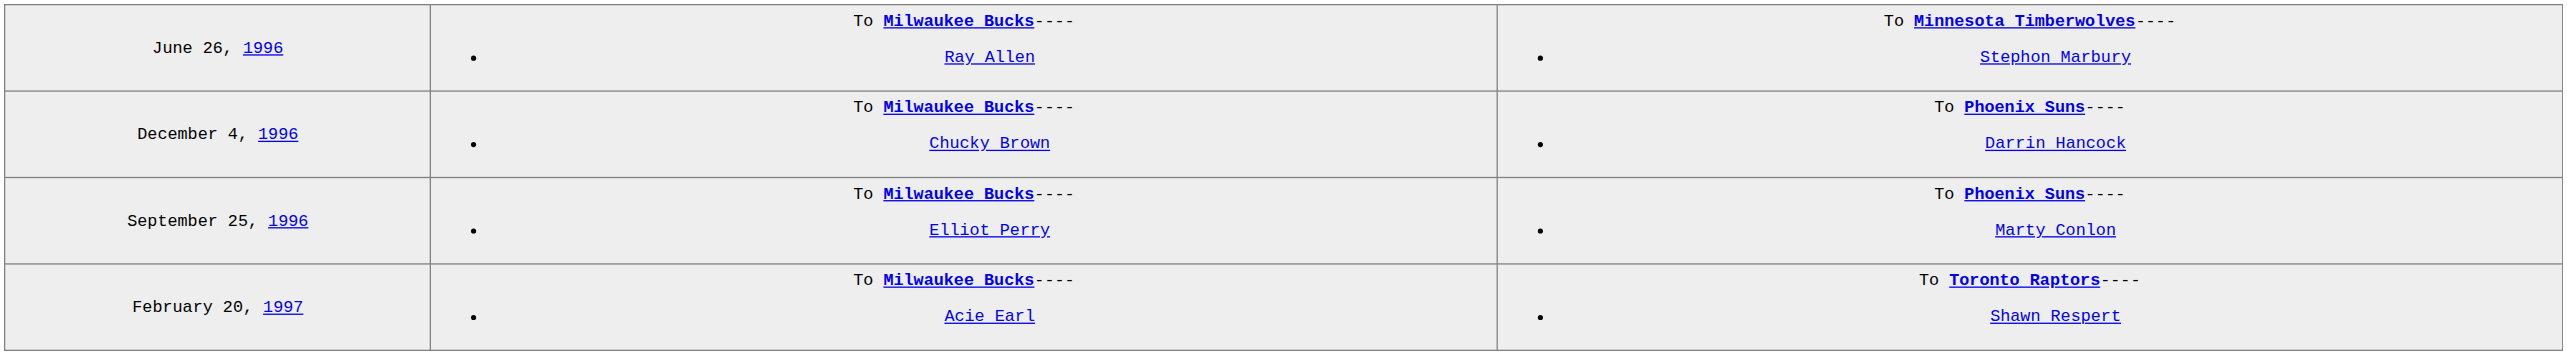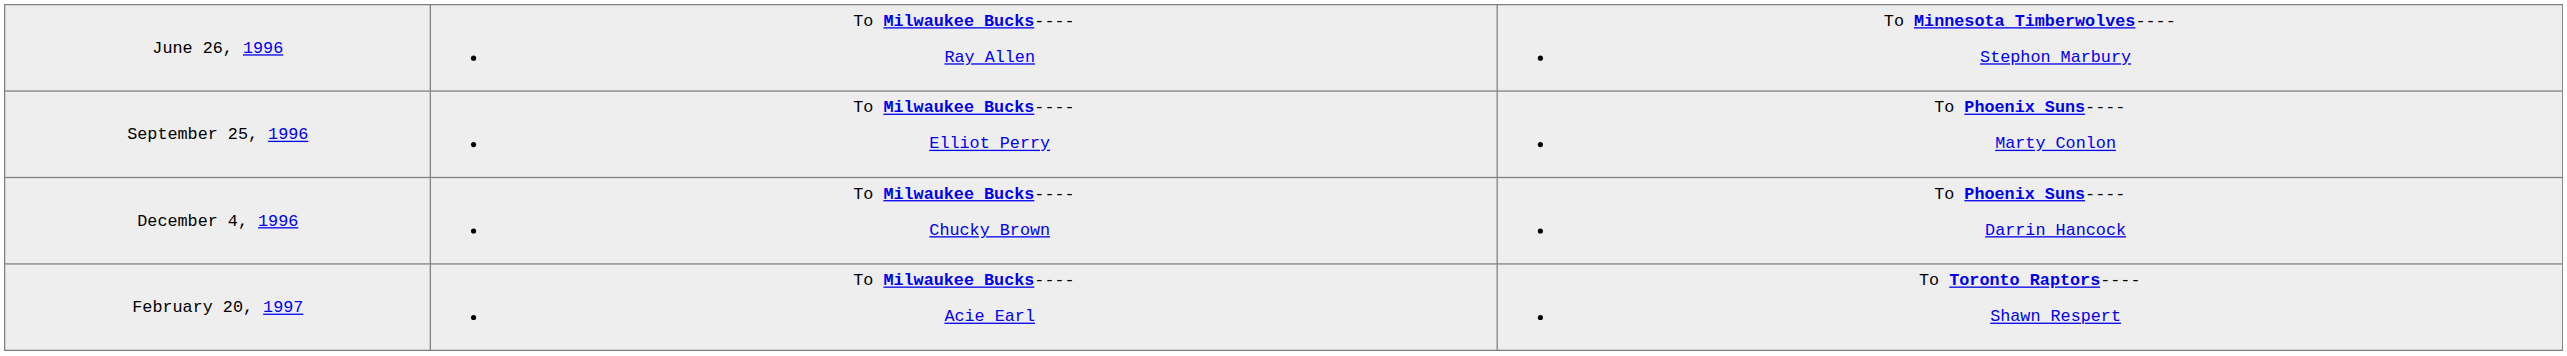rows swapped: (218, 221) <-> (218, 134)
